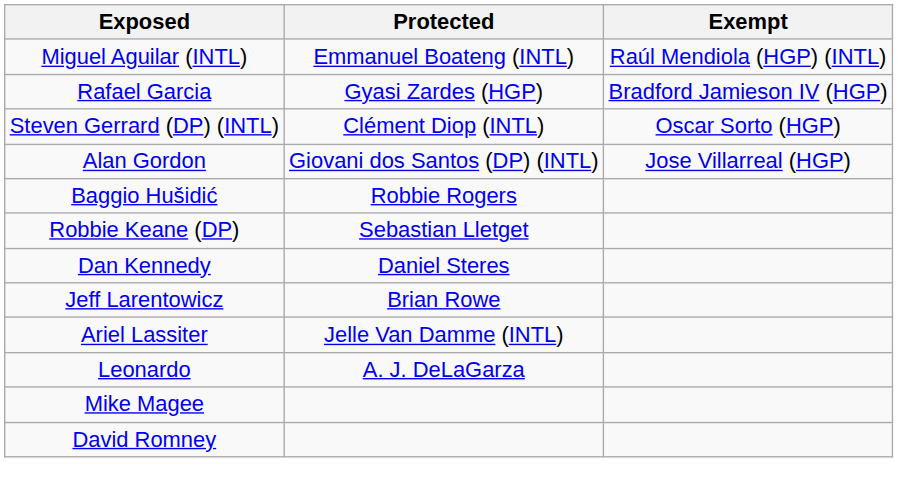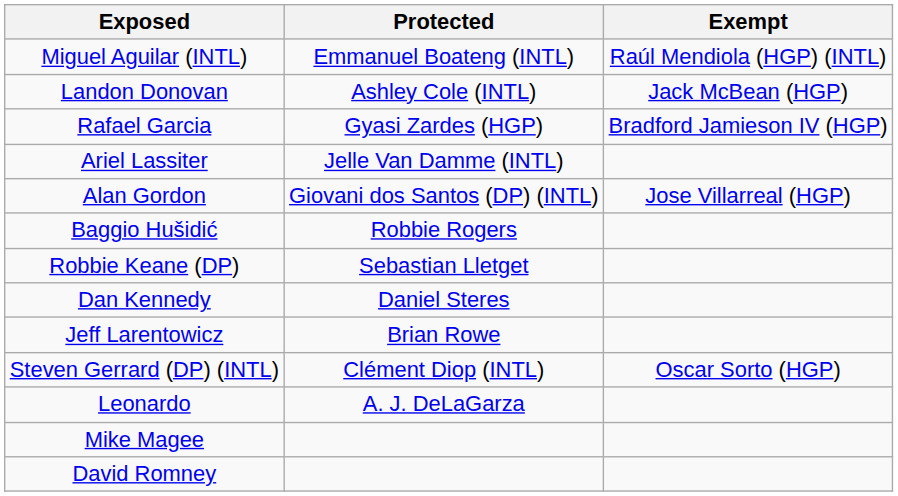+ row: (144, 91)
rows swapped: (144, 126) <-> (144, 334)
